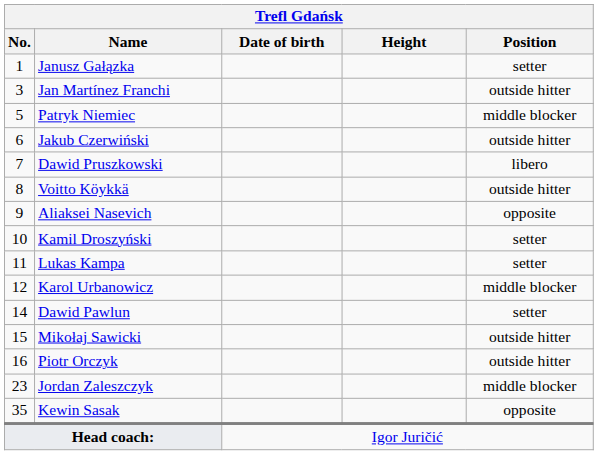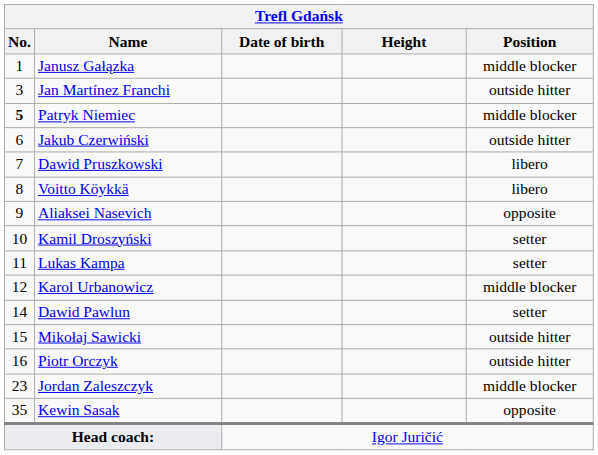(530, 66) setter -> (530, 66) middle blocker
(19, 115) normal -> (19, 115) bold
(530, 189) outside hitter -> (530, 189) libero
